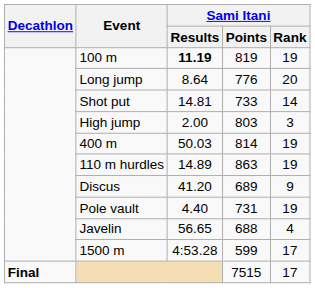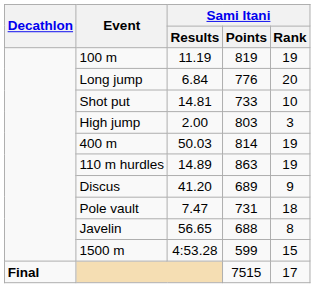(195, 58) bold -> (195, 58) normal
(195, 80) 8.64 -> (195, 80) 6.84
(290, 101) 14 -> (290, 101) 10
(195, 208) 4.40 -> (195, 208) 7.47
(290, 208) 19 -> (290, 208) 18
(290, 229) 4 -> (290, 229) 8
(290, 251) 17 -> (290, 251) 15
